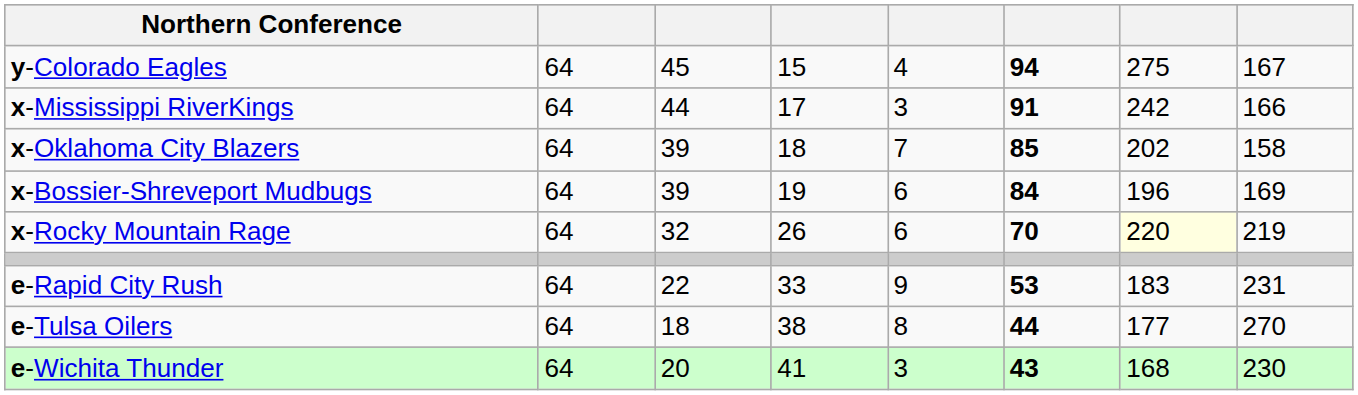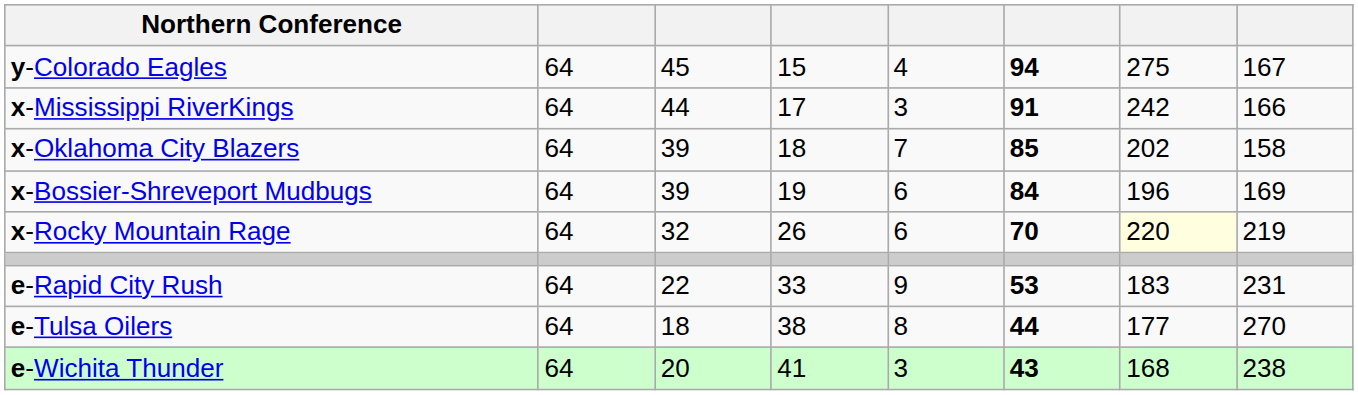(1264, 368) 230 -> (1264, 368) 238
